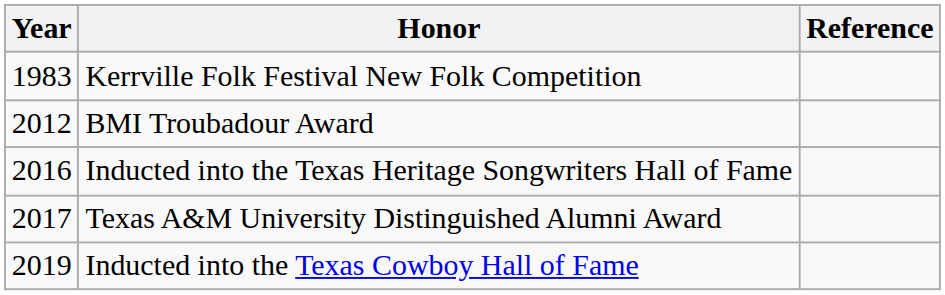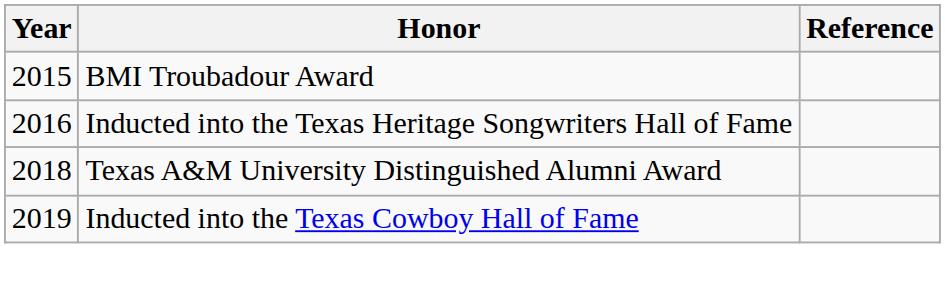- row: (363, 75)
(42, 123) 2012 -> (42, 75) 2015
(42, 218) 2017 -> (42, 170) 2018
